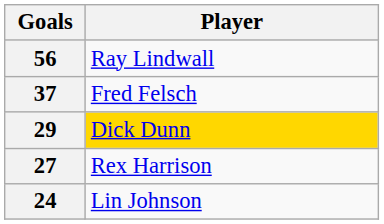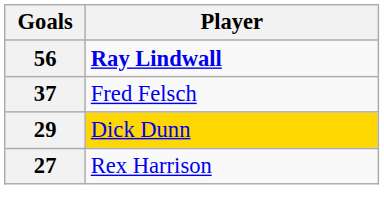(153, 58) normal -> (156, 58) bold
- row: (45, 201)
